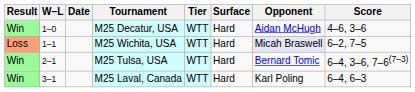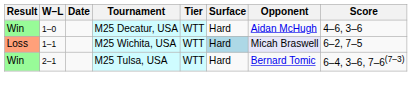(224, 44) no background -> (220, 44) lightblue background
- row: (138, 79)
